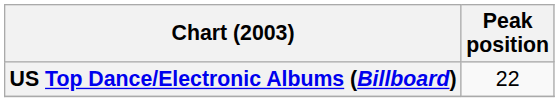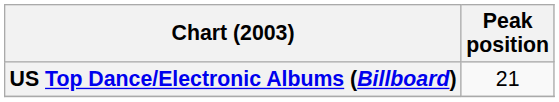(508, 79) 22 -> (508, 79) 21
